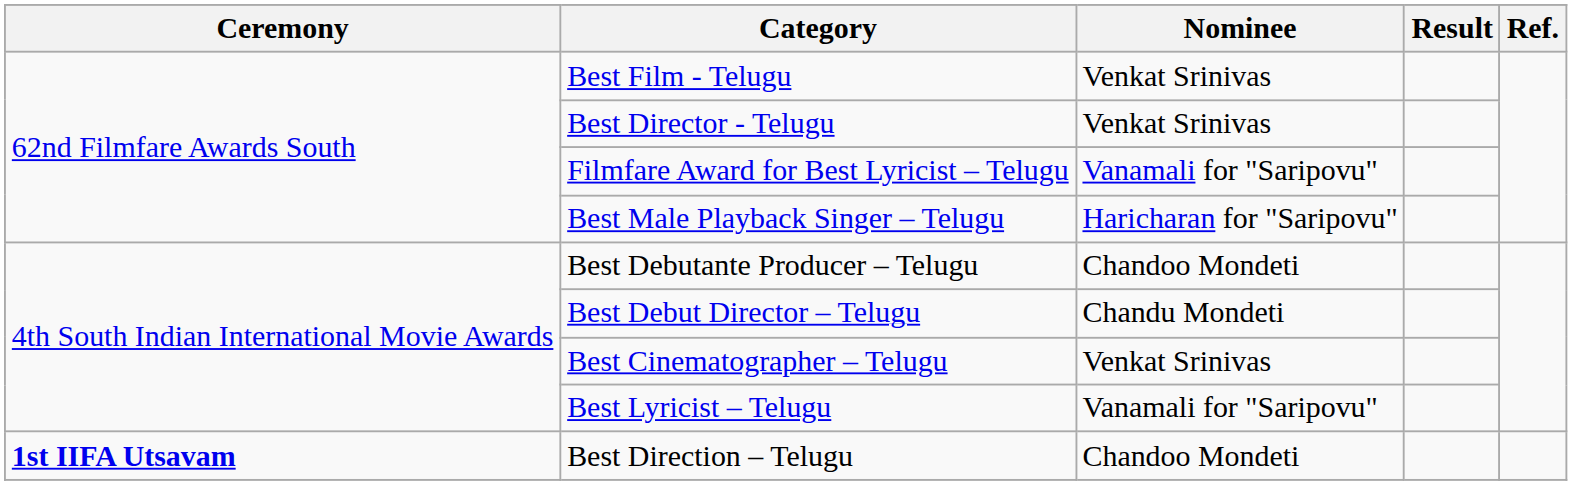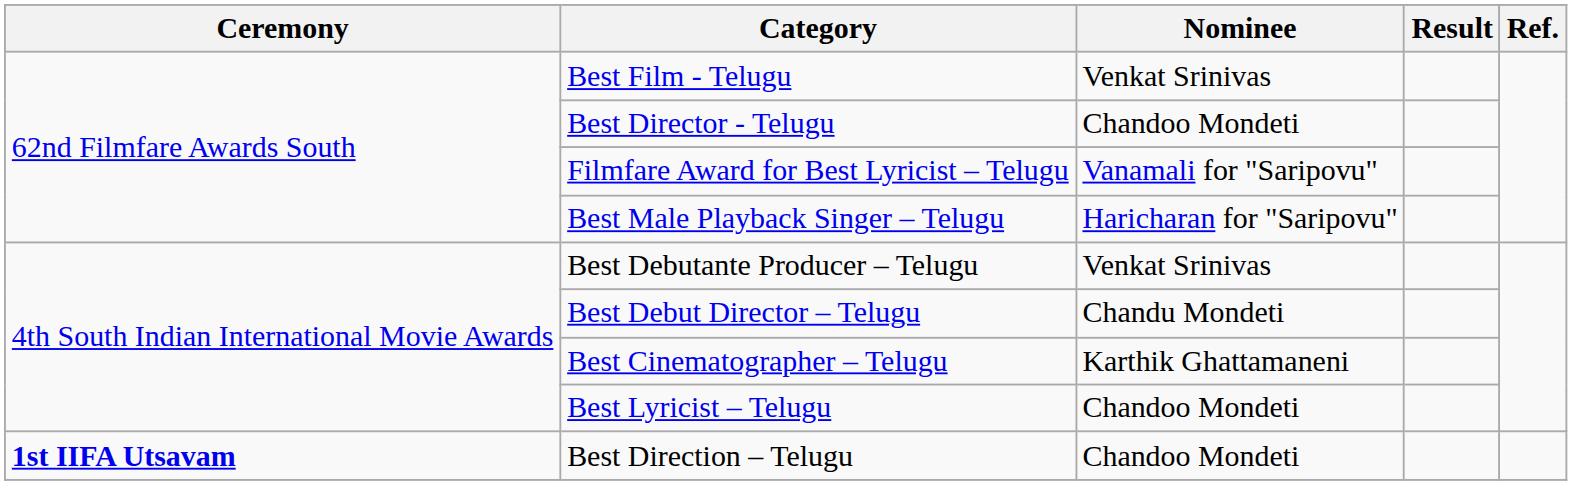(1177, 123) Venkat Srinivas -> (1191, 123) Chandoo Mondeti
(1191, 265) Chandoo Mondeti -> (1177, 265) Venkat Srinivas
(1177, 360) Venkat Srinivas -> (1216, 360) Karthik Ghattamaneni
(1230, 407) Vanamali for "Saripovu" -> (1191, 407) Chandoo Mondeti
